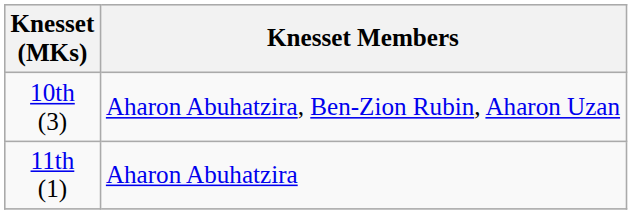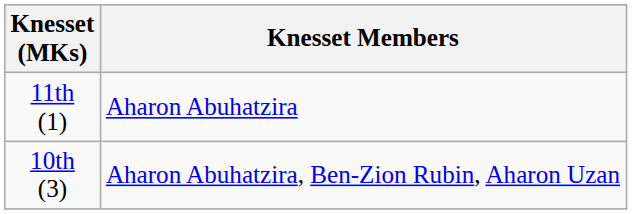rows swapped: (52, 106) <-> (52, 174)
